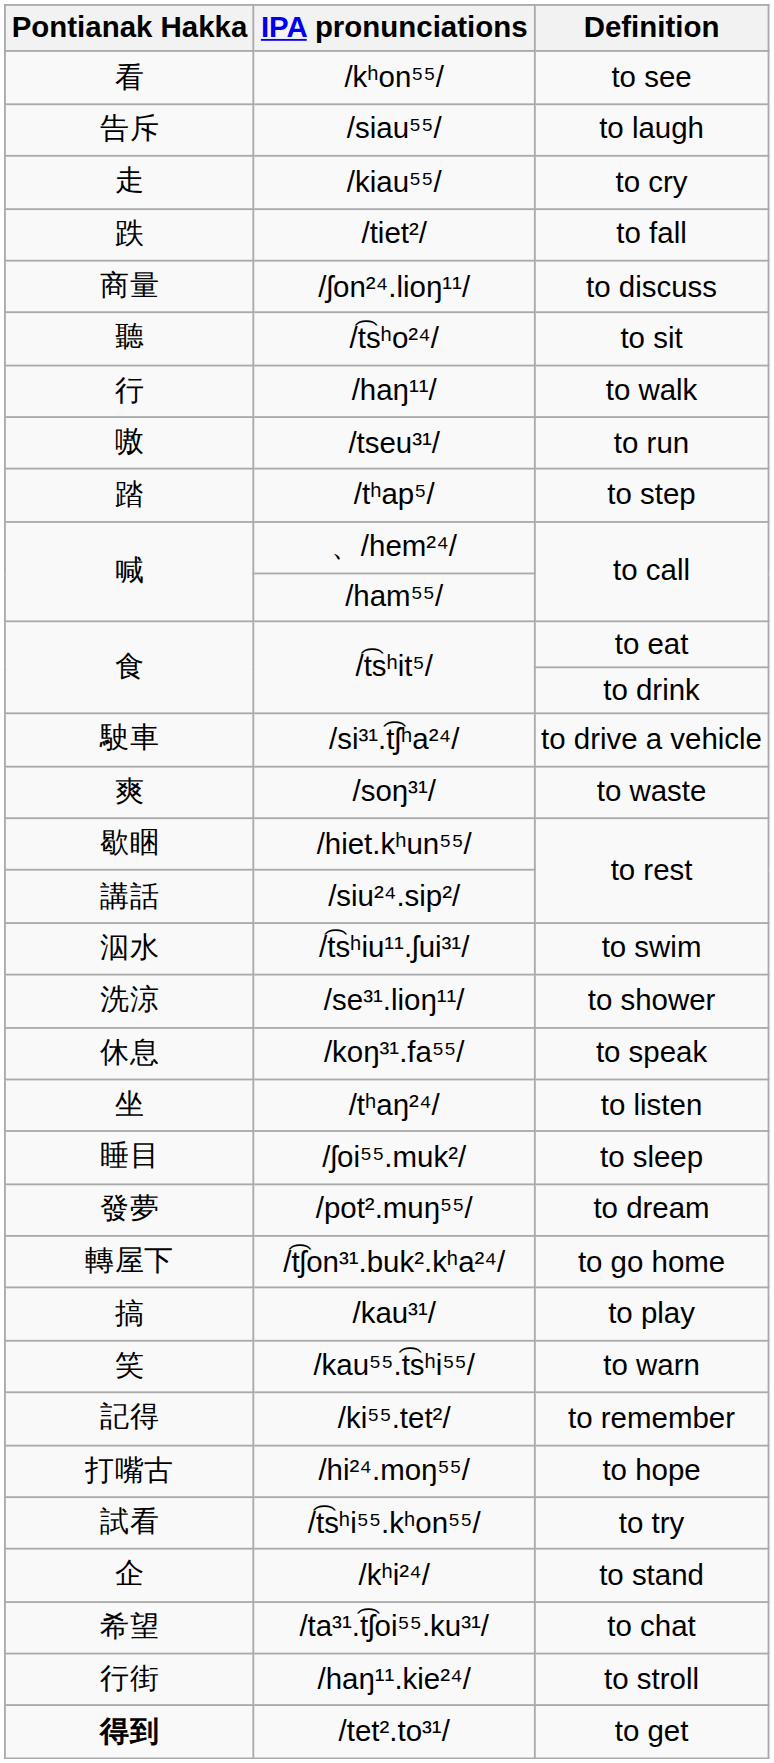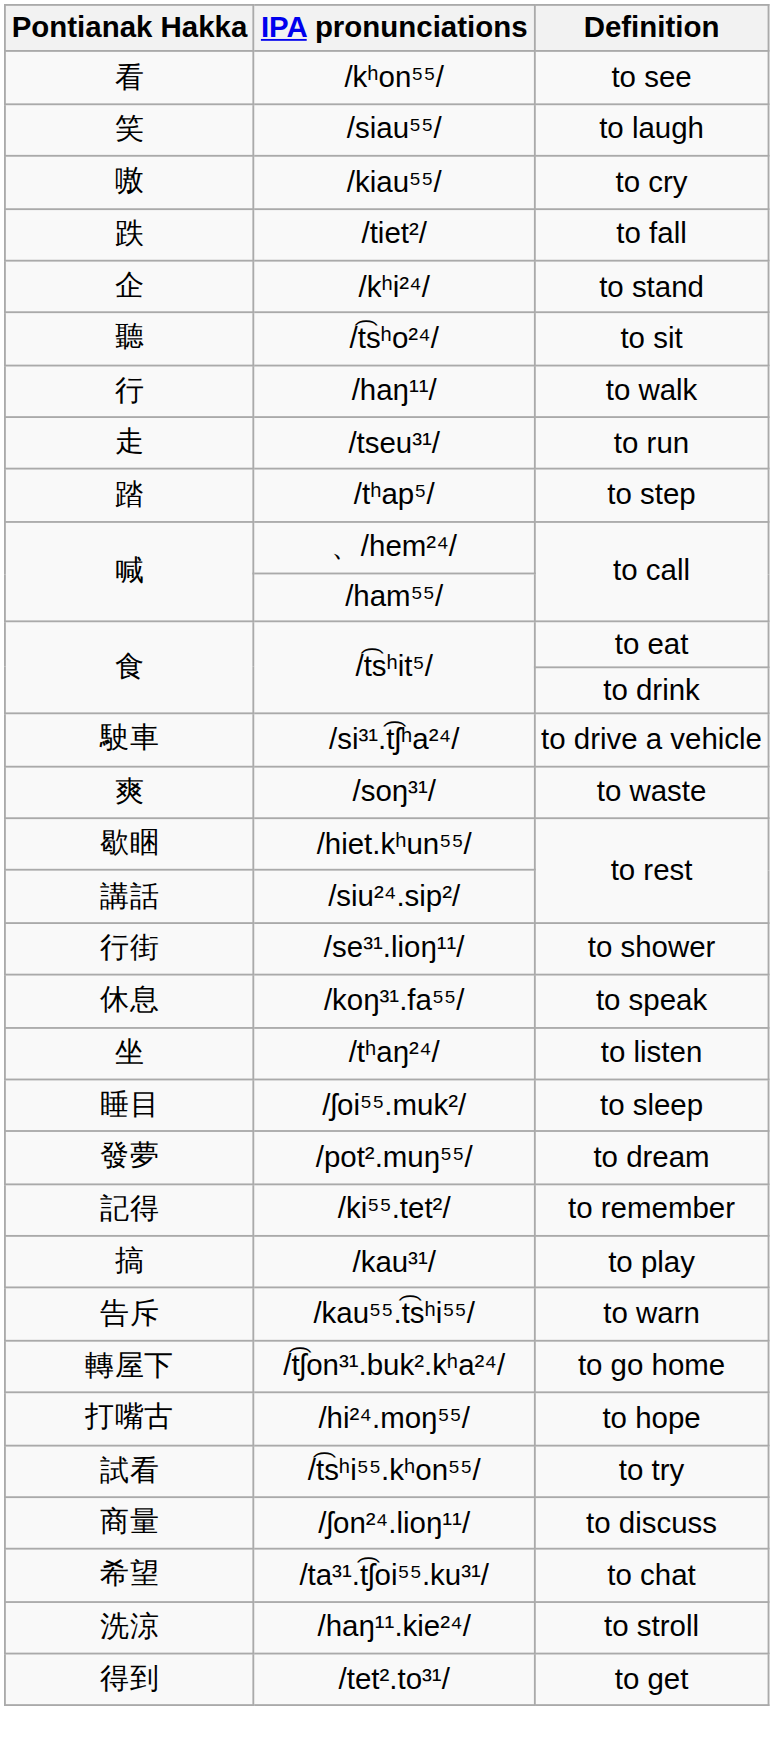(130, 128) 告斥 -> (130, 128) 笑
(130, 180) 走 -> (130, 180) 嗷
rows swapped: (394, 1574) <-> (394, 286)
(130, 441) 嗷 -> (130, 441) 走
- row: (394, 948)
(130, 999) 洗涼 -> (130, 947) 行街
rows swapped: (394, 1261) <-> (394, 1418)
(130, 1365) 笑 -> (130, 1312) 告斥
(130, 1678) 行街 -> (130, 1626) 洗涼
(130, 1730) bold -> (130, 1678) normal
